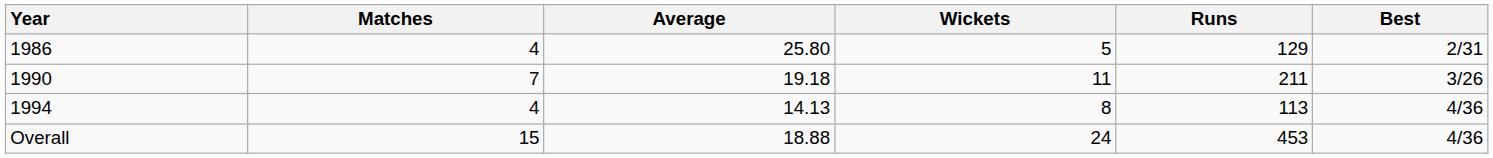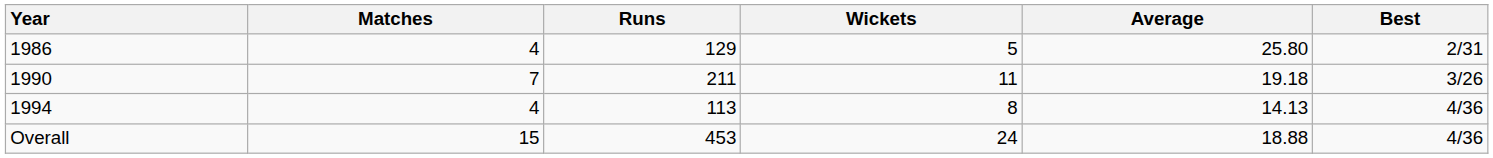columns swapped: (1214, 19) <-> (689, 19)
